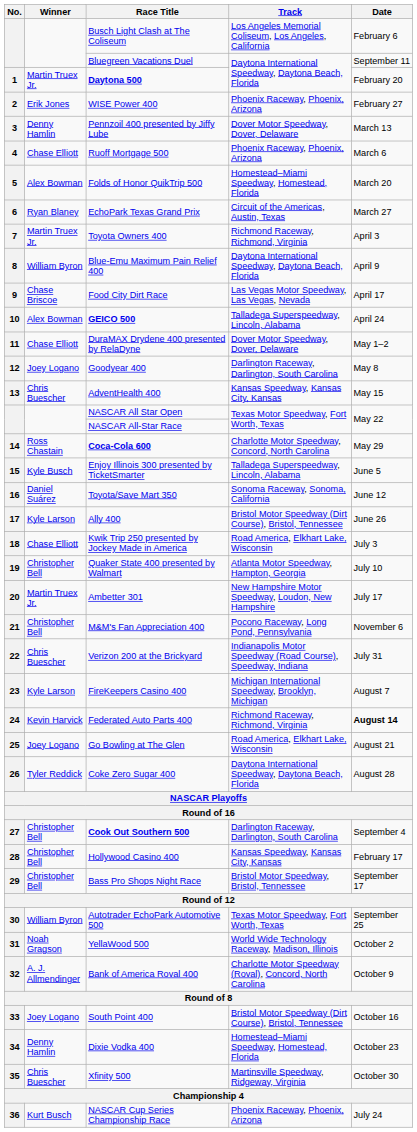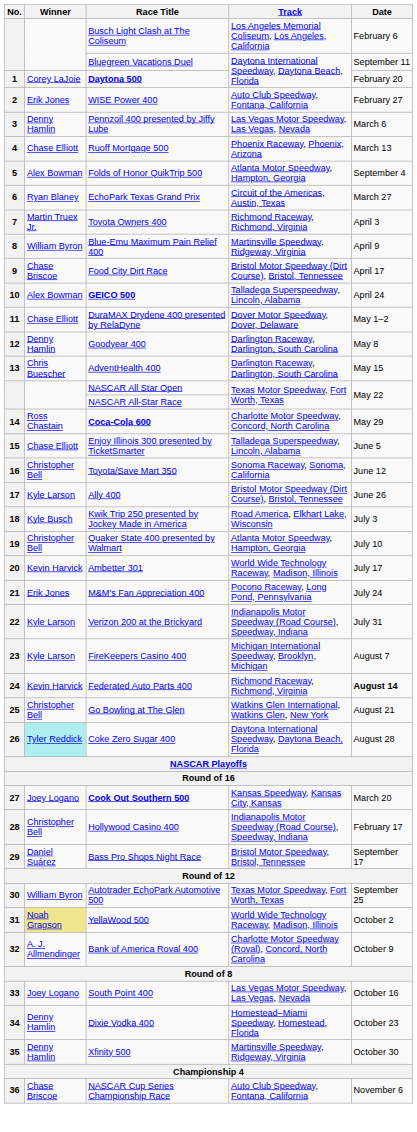(52, 79) Martin Truex Jr. -> (54, 79) Corey LaJoie
(287, 104) Phoenix Raceway, Phoenix, Arizona -> (275, 99) Auto Club Speedway, Fontana, California
(280, 128) Dover Motor Speedway, Dover, Delaware -> (289, 124) Las Vegas Motor Speedway, Las Vegas, Nevada
(373, 128) March 13 -> (370, 124) March 6
(370, 153) March 6 -> (373, 148) March 13
(279, 182) Homestead–Miami Speedway, Homestead, Florida -> (282, 173) Atlanta Motor Speedway, Hampton, Georgia
(373, 182) March 20 -> (380, 173) September 4
(287, 265) Daytona International Speedway, Daytona Beach, Florida -> (277, 246) Martinsville Speedway, Ridgeway, Virginia
(289, 295) Las Vegas Motor Speedway, Las Vegas, Nevada -> (289, 270) Bristol Motor Speedway (Dirt Course), Bristol, Tennessee
(53, 368) Joey Logano -> (41, 344) Denny Hamlin
(286, 392) Kansas Speedway, Kansas City, Kansas -> (284, 368) Darlington Raceway, Darlington, South Carolina
(50, 470) Kyle Busch -> (52, 446) Chase Elliott
(41, 494) Daniel Suárez -> (50, 470) Christopher Bell
(52, 543) Chase Elliott -> (50, 519) Kyle Busch
(52, 597) Martin Truex Jr. -> (55, 568) Kevin Harvick
(281, 597) New Hampshire Motor Speedway, Loudon, New Hampshire -> (284, 568) World Wide Technology Raceway, Madison, Illinois
(50, 626) Christopher Bell -> (48, 592) Erik Jones
(378, 626) November 6 -> (368, 592) July 24
(46, 656) Chris Buescher -> (51, 621) Kyle Larson
(53, 744) Joey Logano -> (50, 710) Christopher Bell
(289, 744) Road America, Elkhart Lake, Wisconsin -> (286, 710) Watkins Glen International, Watkins Glen, New York
(54, 774) no background -> (54, 739) paleturquoise background
(50, 832) Christopher Bell -> (53, 797) Joey Logano
(284, 832) Darlington Raceway, Darlington, South Carolina -> (286, 797) Kansas Speedway, Kansas City, Kansas
(380, 832) September 4 -> (373, 797) March 20
(286, 856) Kansas Speedway, Kansas City, Kansas -> (285, 827) Indianapolis Motor Speedway (Road Course), Speedway, Indiana
(50, 881) Christopher Bell -> (41, 856) Daniel Suárez
(44, 944) no background -> (44, 919) khaki background
(289, 1017) Bristol Motor Speedway (Dirt Course), Bristol, Tennessee -> (289, 993) Las Vegas Motor Speedway, Las Vegas, Nevada
(46, 1076) Chris Buescher -> (41, 1052) Denny Hamlin
(49, 1115) Kurt Busch -> (42, 1090) Chase Briscoe
(287, 1115) Phoenix Raceway, Phoenix, Arizona -> (275, 1090) Auto Club Speedway, Fontana, California
(368, 1115) July 24 -> (378, 1090) November 6
